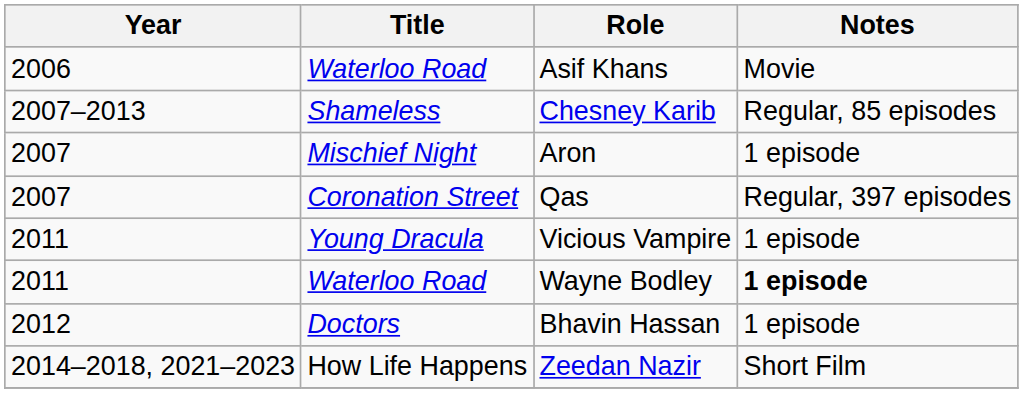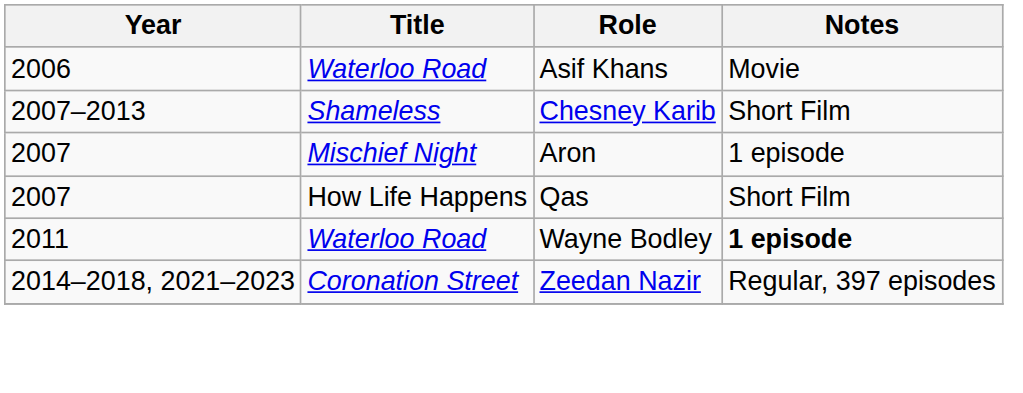(870, 111) Regular, 85 episodes -> (789, 111) Short Film
(413, 196) Coronation Street -> (417, 196) How Life Happens
(877, 196) Regular, 397 episodes -> (789, 196) Short Film
- row: (635, 238)
- row: (630, 324)
(417, 366) How Life Happens -> (413, 281) Coronation Street
(805, 366) Short Film -> (862, 281) Regular, 397 episodes
